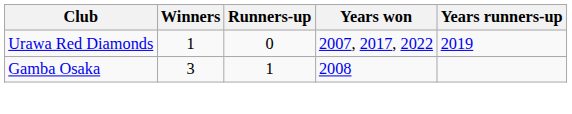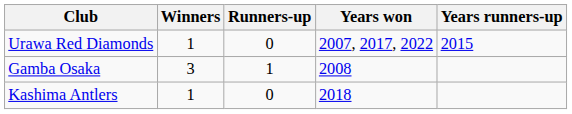(457, 43) 2019 -> (457, 43) 2015
+ row: (63, 95)
